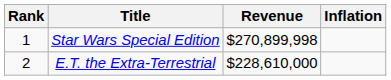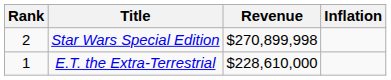(26, 39) 1 -> (26, 39) 2
(26, 63) 2 -> (26, 63) 1
